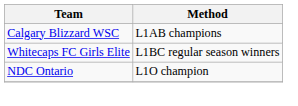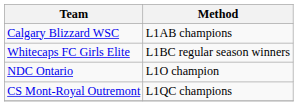+ row: (74, 91)
